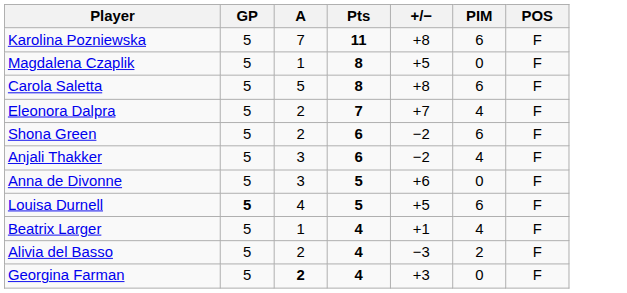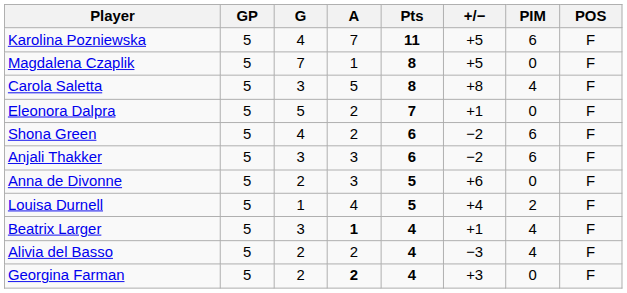+ column: (301, 16)
(421, 39) +8 -> (475, 39) +5
(479, 87) 6 -> (533, 87) 4
(421, 110) +7 -> (475, 110) +1
(479, 110) 4 -> (533, 110) 0
(479, 157) 4 -> (533, 157) 6
(247, 205) bold -> (247, 205) normal
(421, 205) +5 -> (475, 205) +4
(479, 205) 6 -> (533, 205) 2
(301, 228) normal -> (354, 228) bold
(479, 252) 2 -> (533, 252) 4
